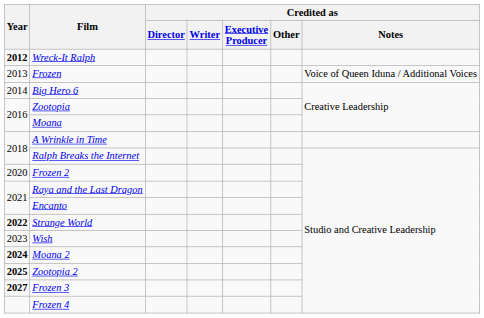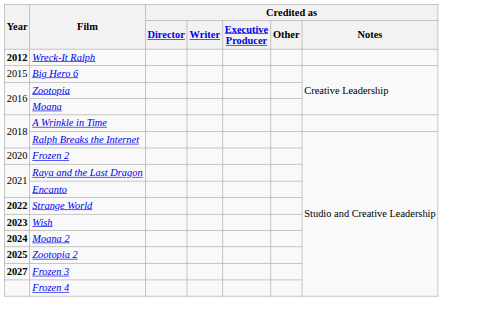- row: (47, 73)
(17, 90) 2014 -> (17, 73) 2015
(17, 238) normal -> (17, 222) bold
